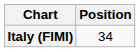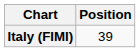(105, 36) 34 -> (105, 36) 39
